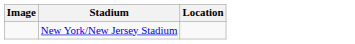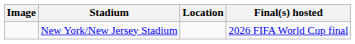+ column: (288, 13)
